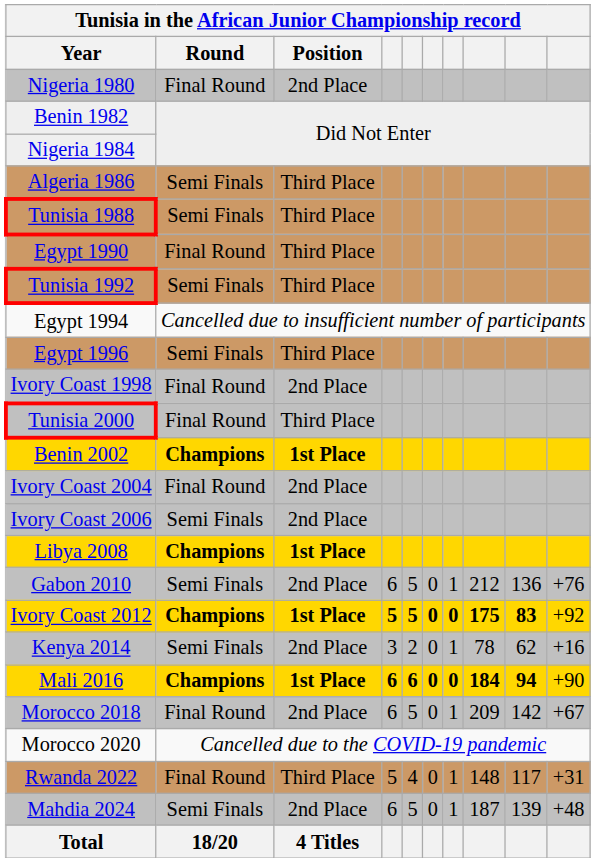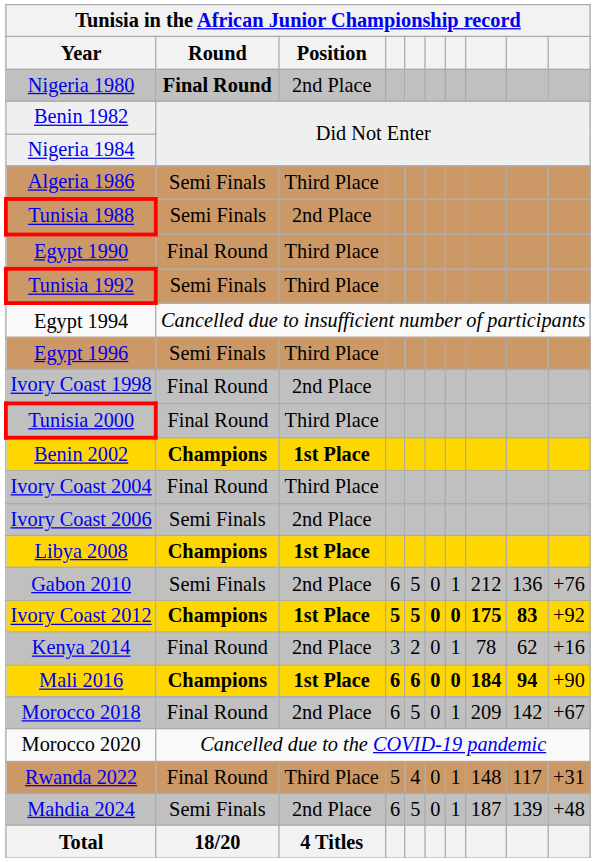(215, 85) normal -> (217, 85) bold
(328, 216) Third Place -> (332, 216) 2nd Place
(328, 487) 2nd Place -> (332, 487) Third Place
(215, 648) Semi Finals -> (217, 648) Final Round
